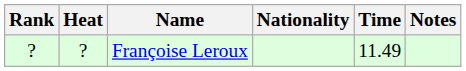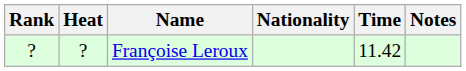(380, 50) 11.49 -> (380, 50) 11.42
